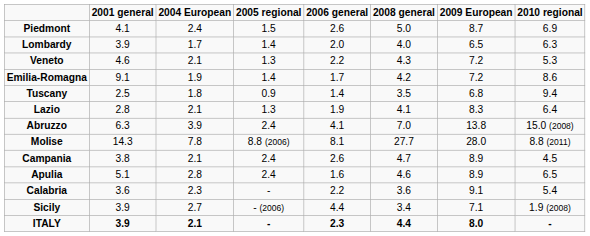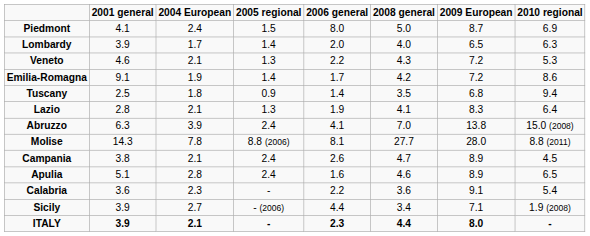(337, 28) 2.6 -> (337, 28) 8.0
